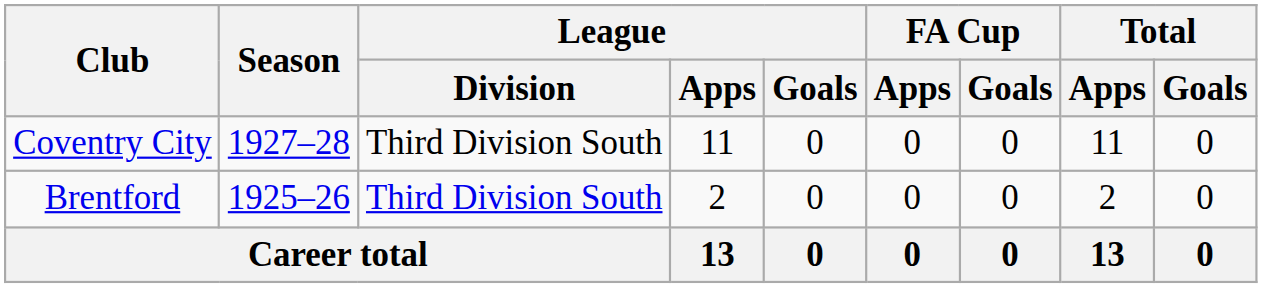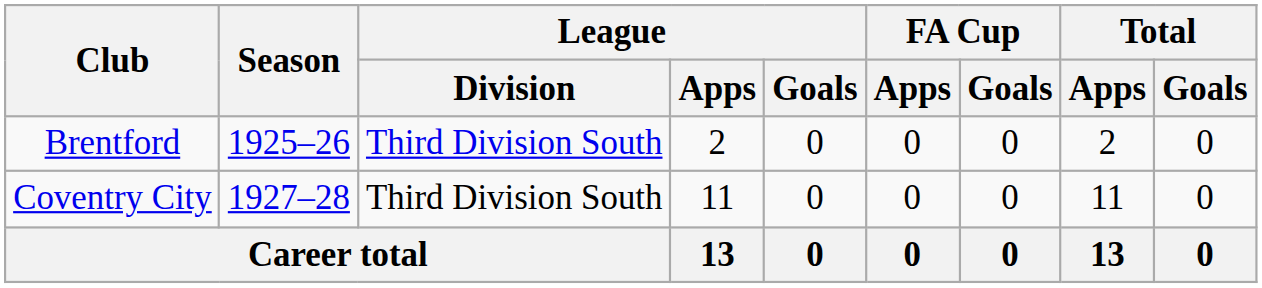rows swapped: (112, 198) <-> (112, 142)
